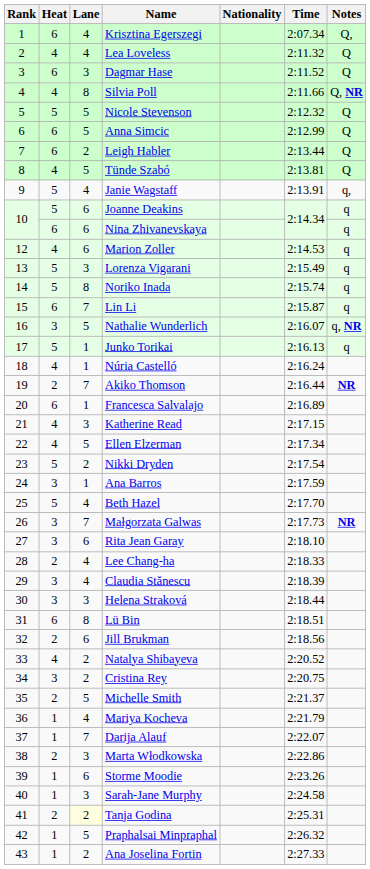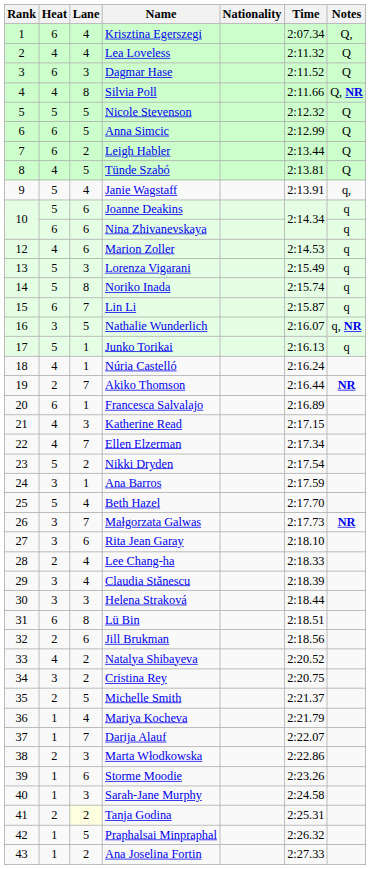(86, 444) 5 -> (86, 444) 7
